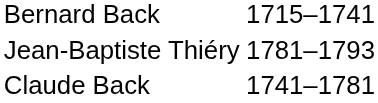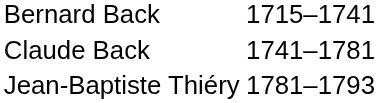rows swapped: (77, 85) <-> (122, 50)
